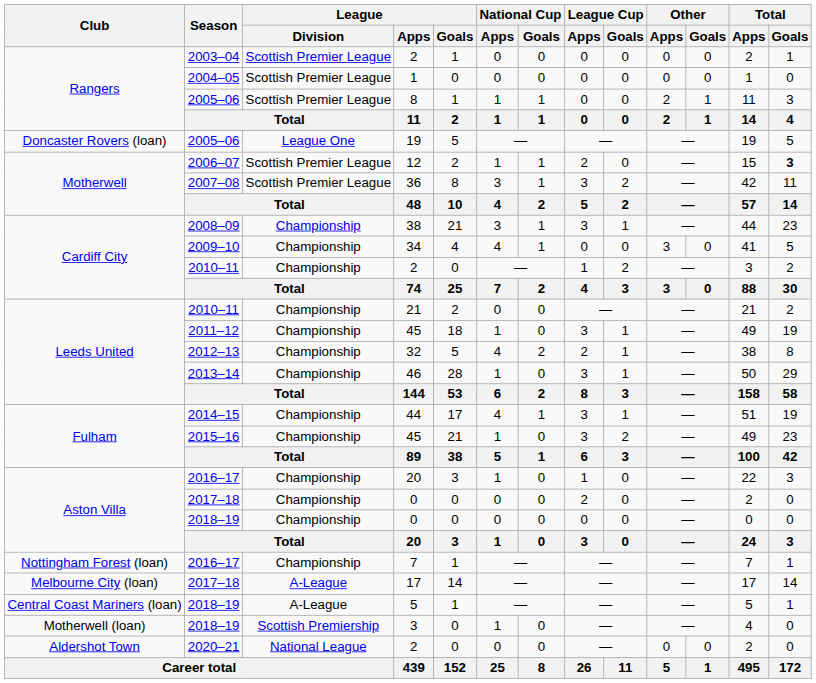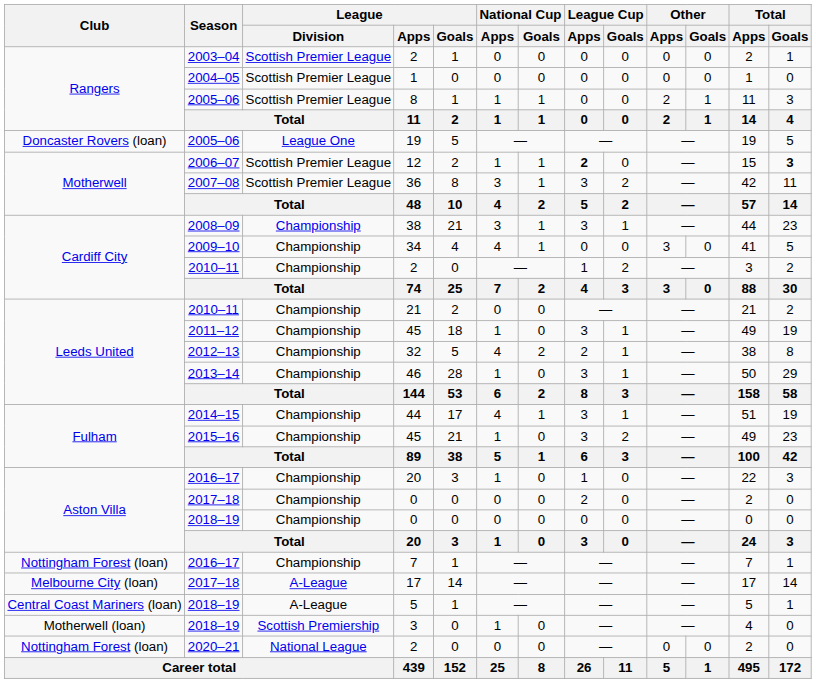(584, 162) normal -> (584, 162) bold
(95, 646) Aldershot Town -> (95, 646) Nottingham Forest (loan)
